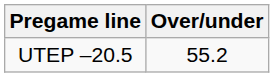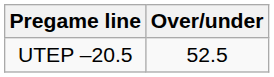(207, 54) 55.2 -> (207, 54) 52.5
